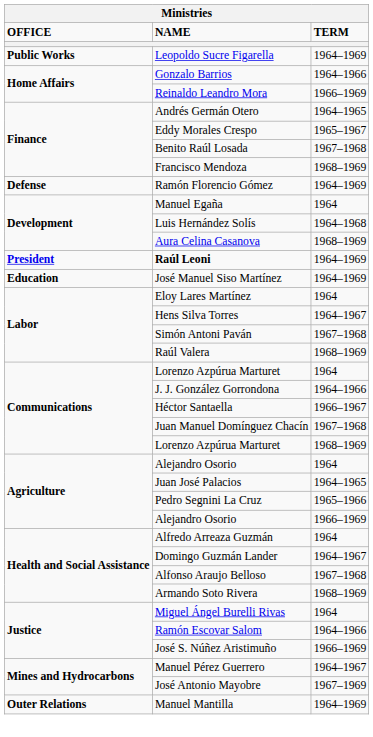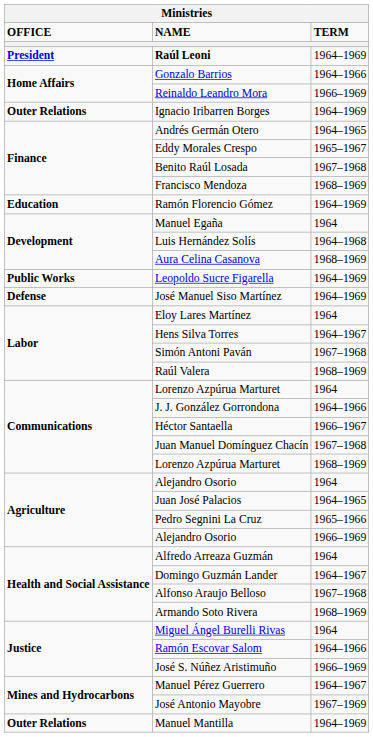rows swapped: (183, 259) <-> (214, 56)
+ row: (212, 111)
(27, 185) Defense -> (33, 204) Education
(33, 278) Education -> (27, 297) Defense
